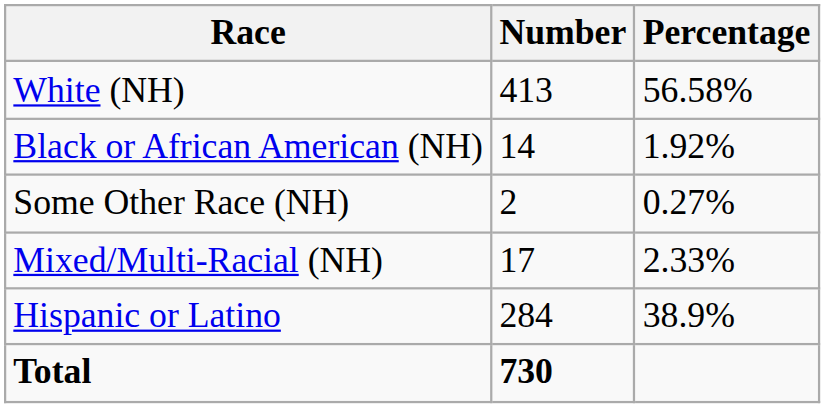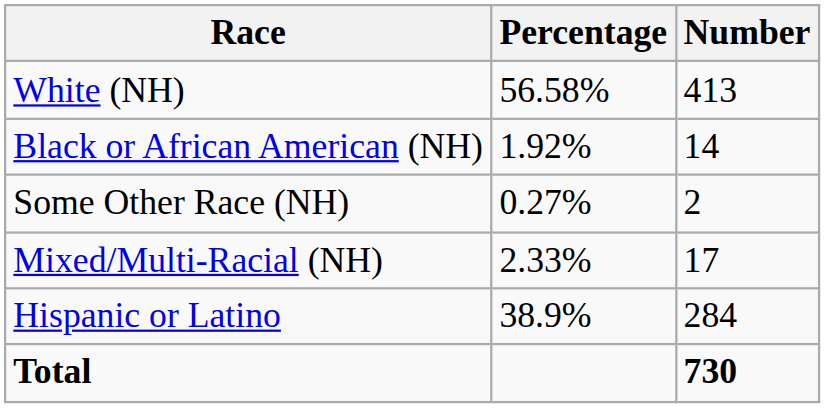columns swapped: (563, 32) <-> (727, 32)
